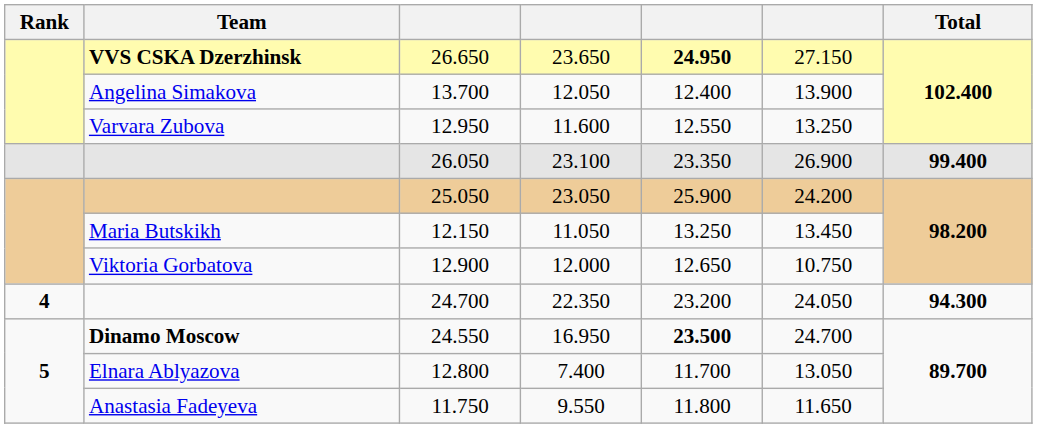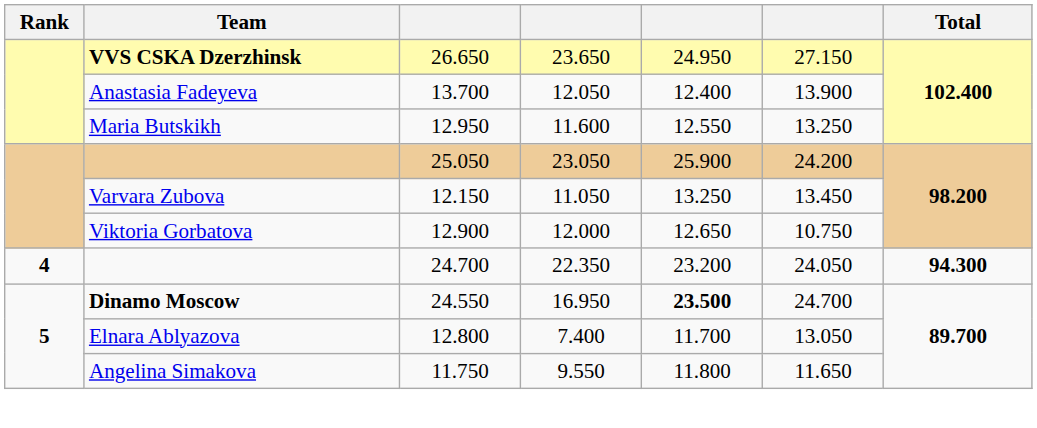(702, 56) bold -> (702, 56) normal
(172, 91) Angelina Simakova -> (173, 91) Anastasia Fadeyeva
(157, 126) Varvara Zubova -> (155, 126) Maria Butskikh
- row: (460, 161)
(155, 231) Maria Butskikh -> (157, 196) Varvara Zubova
(173, 405) Anastasia Fadeyeva -> (172, 370) Angelina Simakova
